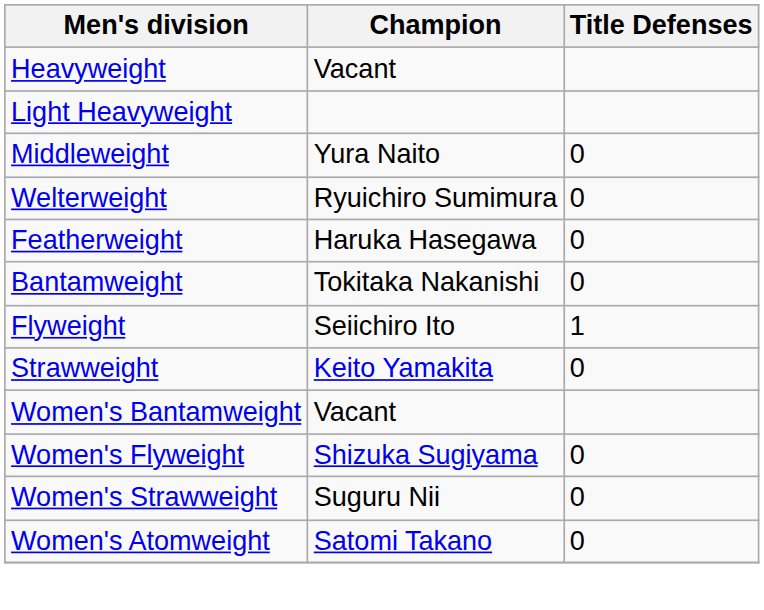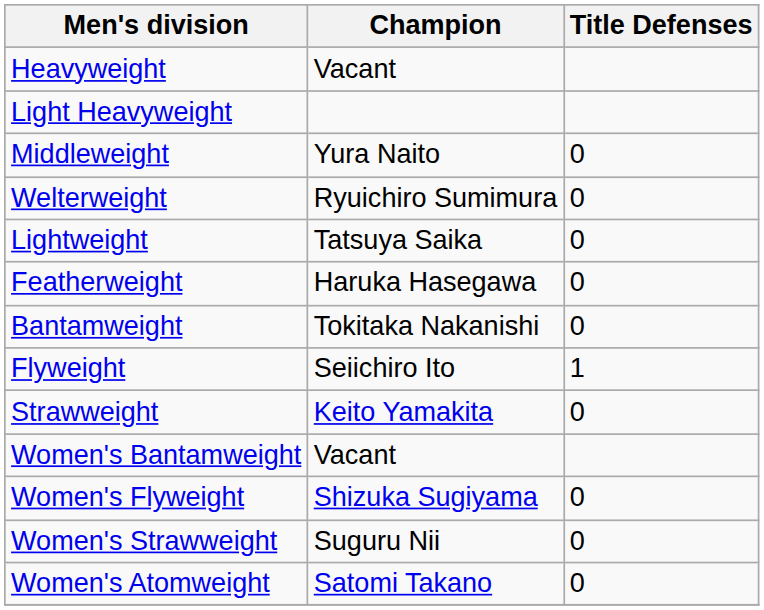+ row: (79, 240)
